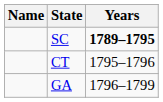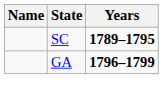- row: (60, 62)
(122, 85) normal -> (122, 62) bold
